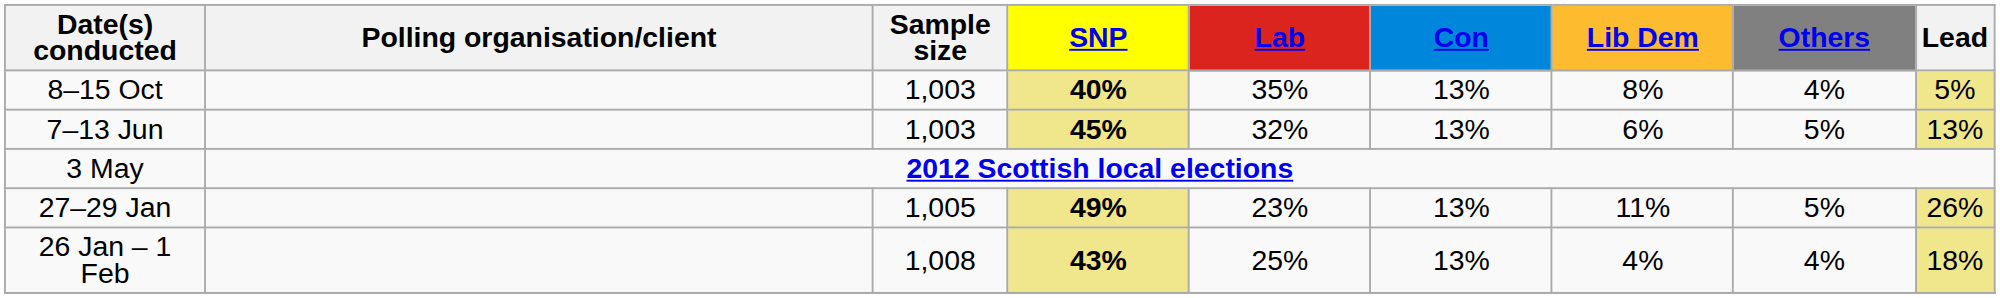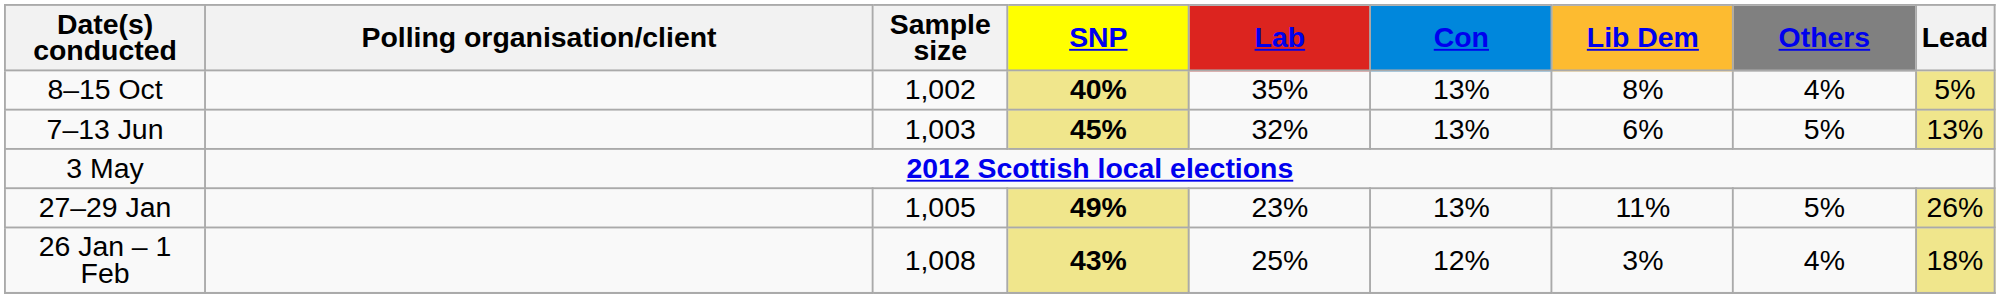(940, 89) 1,003 -> (940, 89) 1,002
(1461, 260) 13% -> (1461, 260) 12%
(1643, 260) 4% -> (1643, 260) 3%
